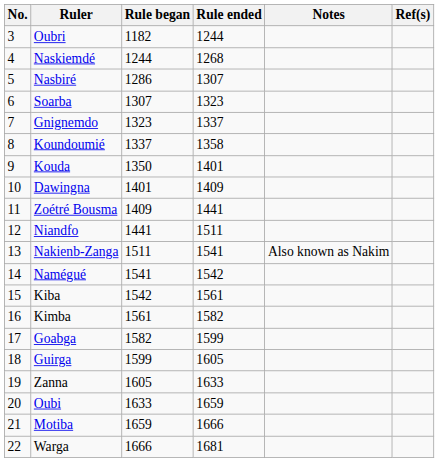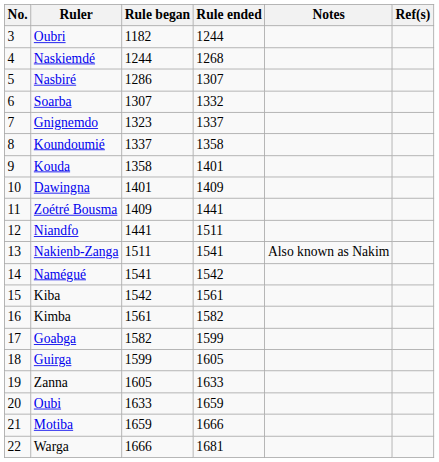(210, 101) 1323 -> (210, 101) 1332
(138, 166) 1350 -> (138, 166) 1358
